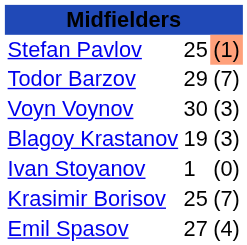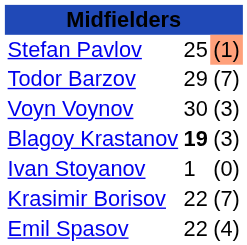(196, 139) normal -> (196, 139) bold
(196, 199) 25 -> (196, 199) 22
(196, 229) 27 -> (196, 229) 22
